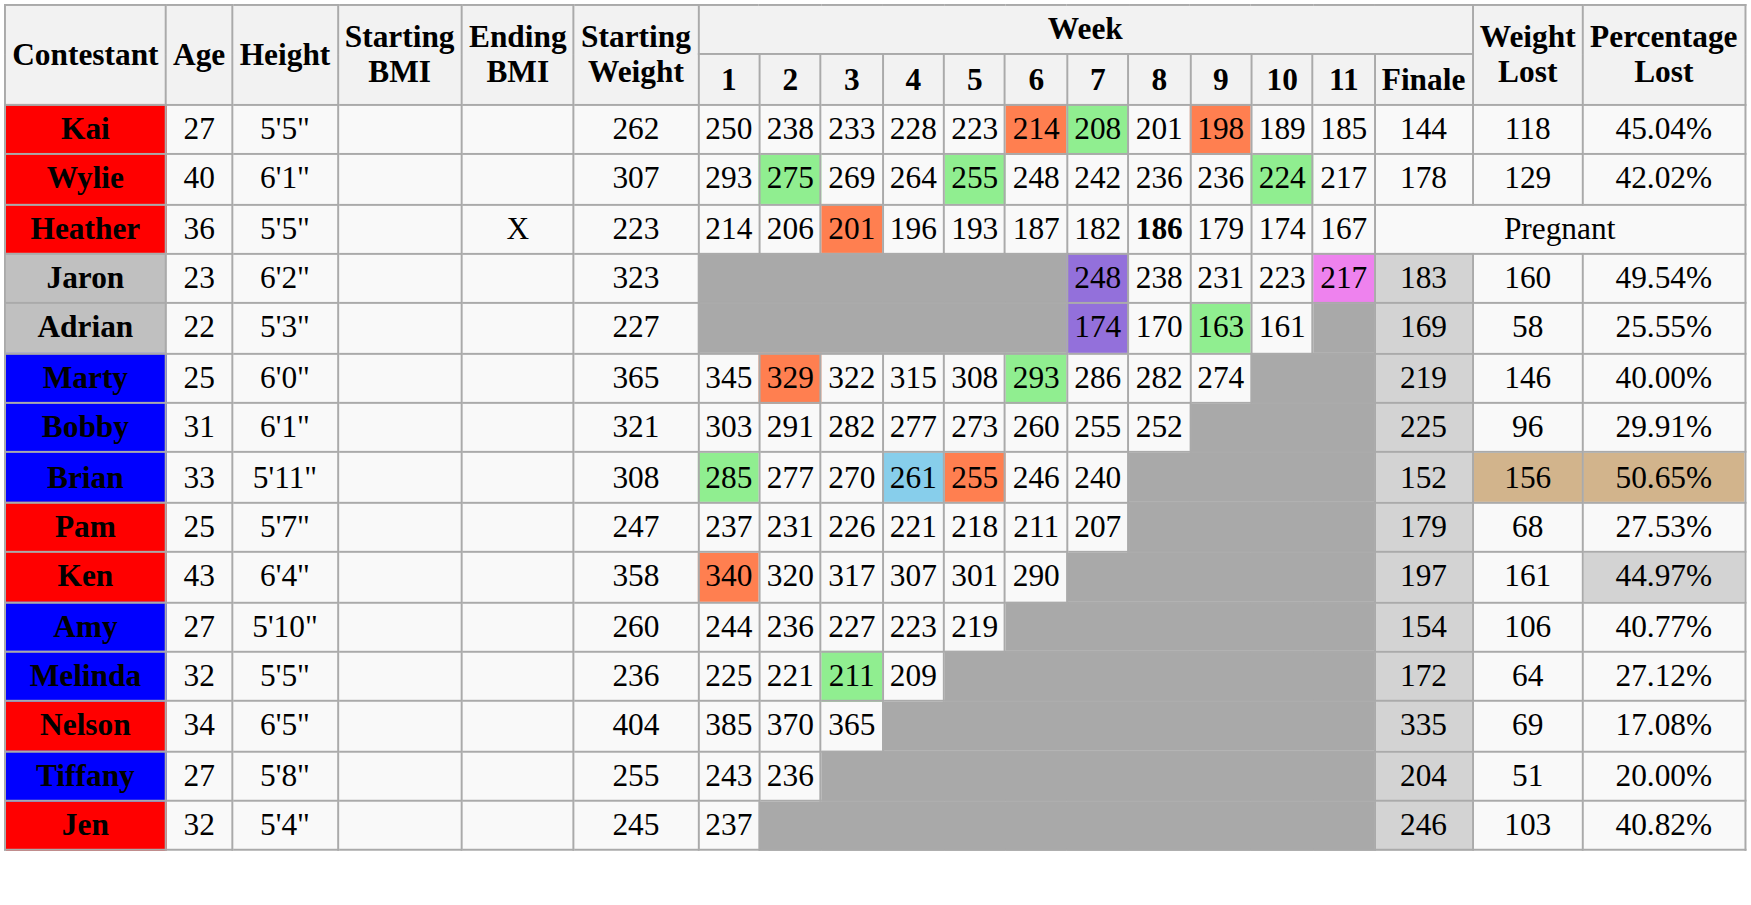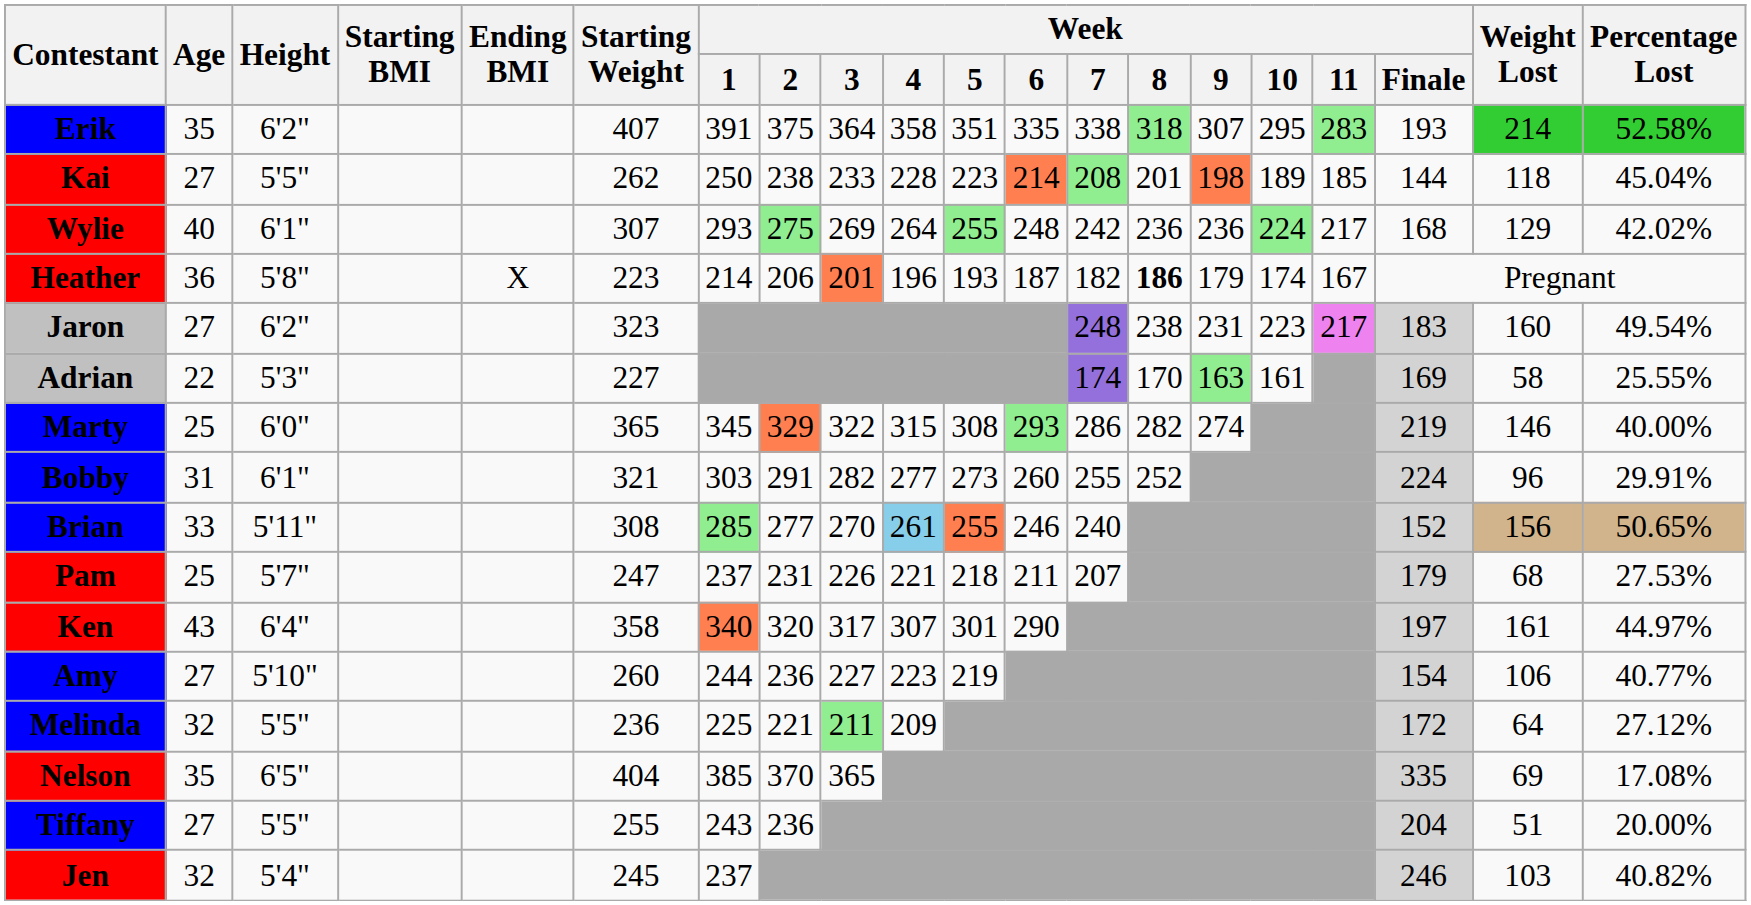+ row: (85, 128)
(1424, 178) 178 -> (1424, 228) 168
(285, 228) 5'5" -> (285, 278) 5'8"
(199, 278) 23 -> (199, 327) 27
(1424, 427) 225 -> (1424, 476) 224
(1664, 576) lightgrey background -> (1664, 626) no background
(199, 725) 34 -> (199, 775) 35
(285, 775) 5'8" -> (285, 825) 5'5"
